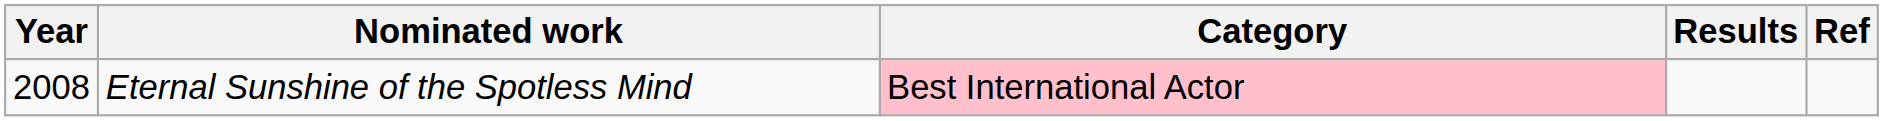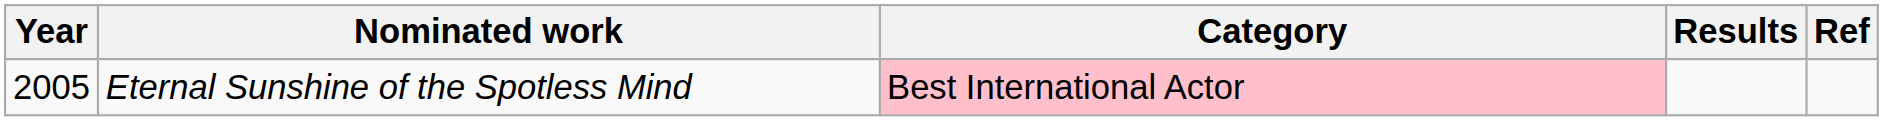(51, 86) 2008 -> (51, 86) 2005
